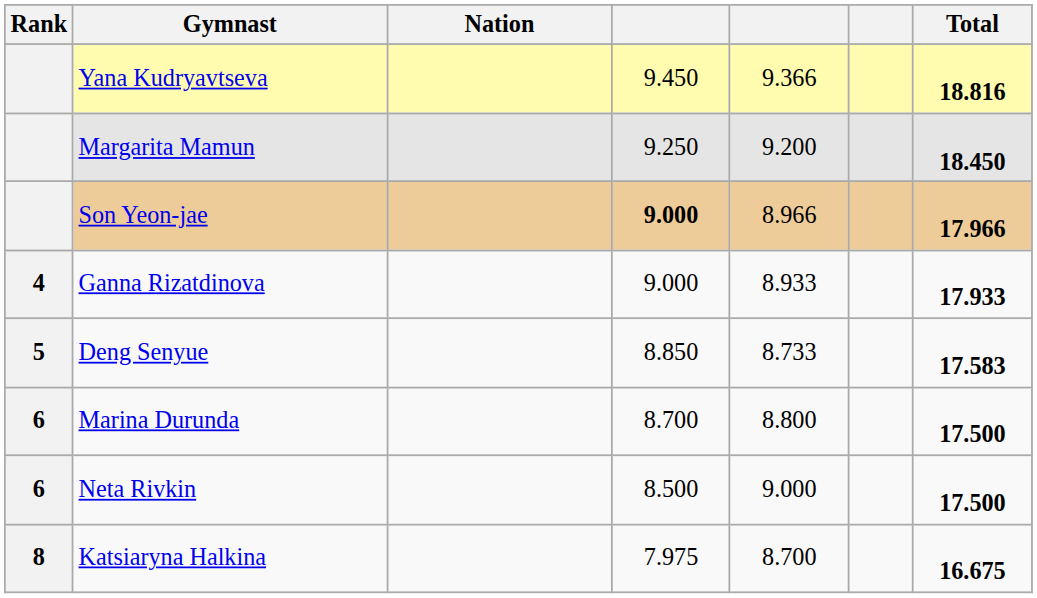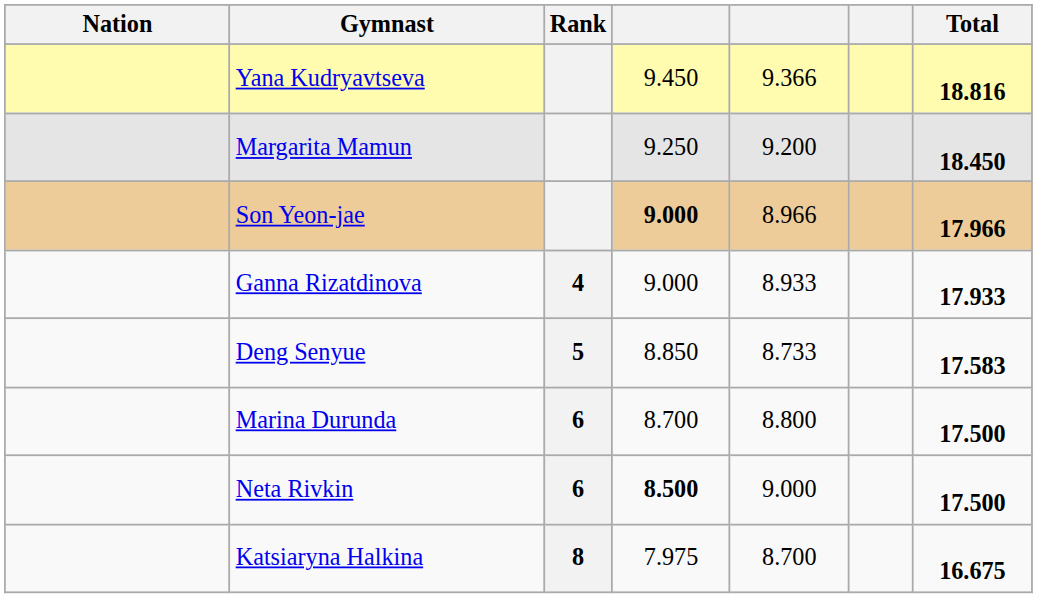columns swapped: (39, 24) <-> (499, 24)
(671, 488) normal -> (671, 488) bold
